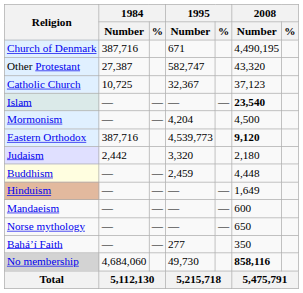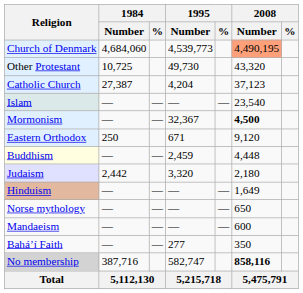(120, 48) 387,716 -> (124, 48) 4,684,060
(176, 48) 671 -> (190, 48) 4,539,773
(257, 48) no background -> (257, 48) lightsalmon background
(117, 66) 27,387 -> (117, 66) 10,725
(186, 66) 582,747 -> (183, 66) 49,730
(117, 84) 10,725 -> (117, 84) 27,387
(183, 84) 32,367 -> (181, 84) 4,204
(250, 102) bold -> (250, 102) normal
(181, 119) 4,204 -> (183, 119) 32,367
(247, 119) normal -> (247, 119) bold
(120, 137) 387,716 -> (110, 137) 250
(190, 137) 4,539,773 -> (176, 137) 671
(247, 137) bold -> (247, 137) normal
rows swapped: (30, 173) <-> (25, 155)
rows swapped: (46, 226) <-> (33, 208)
(124, 262) 4,684,060 -> (120, 262) 387,716
(183, 262) 49,730 -> (186, 262) 582,747
